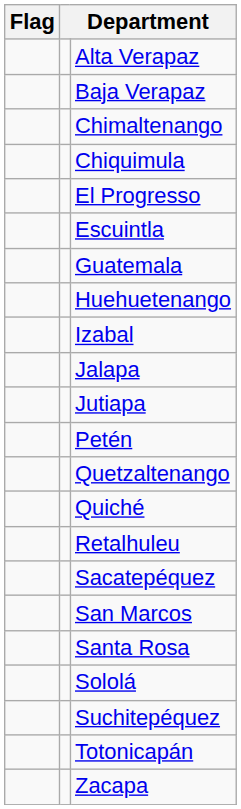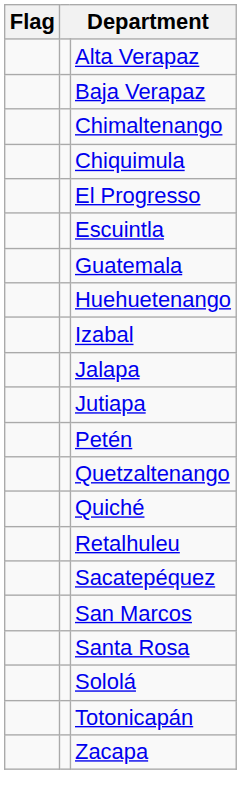- row: (148, 717)
